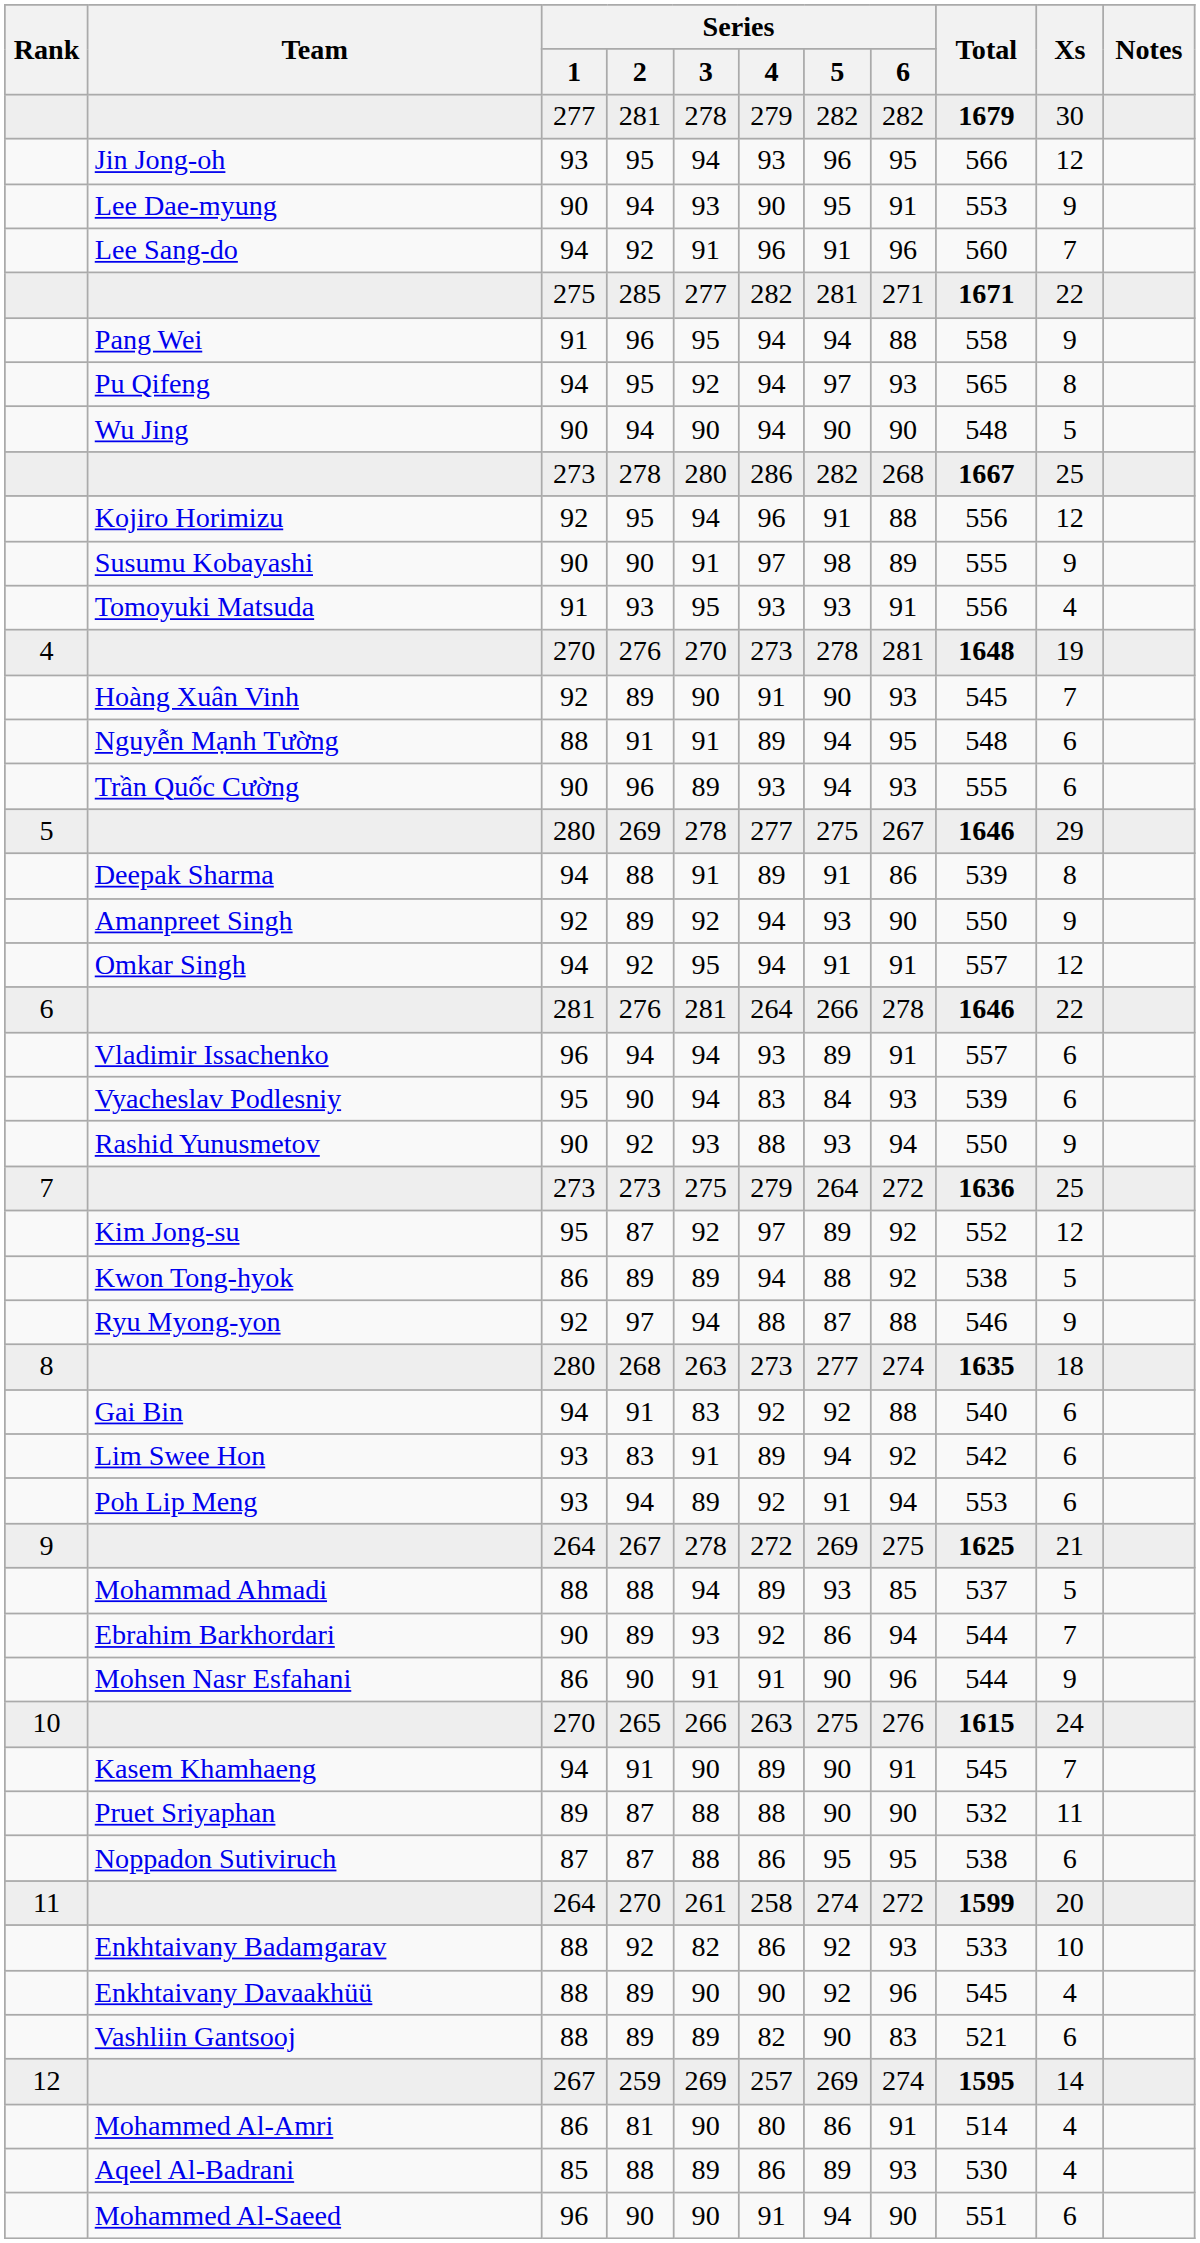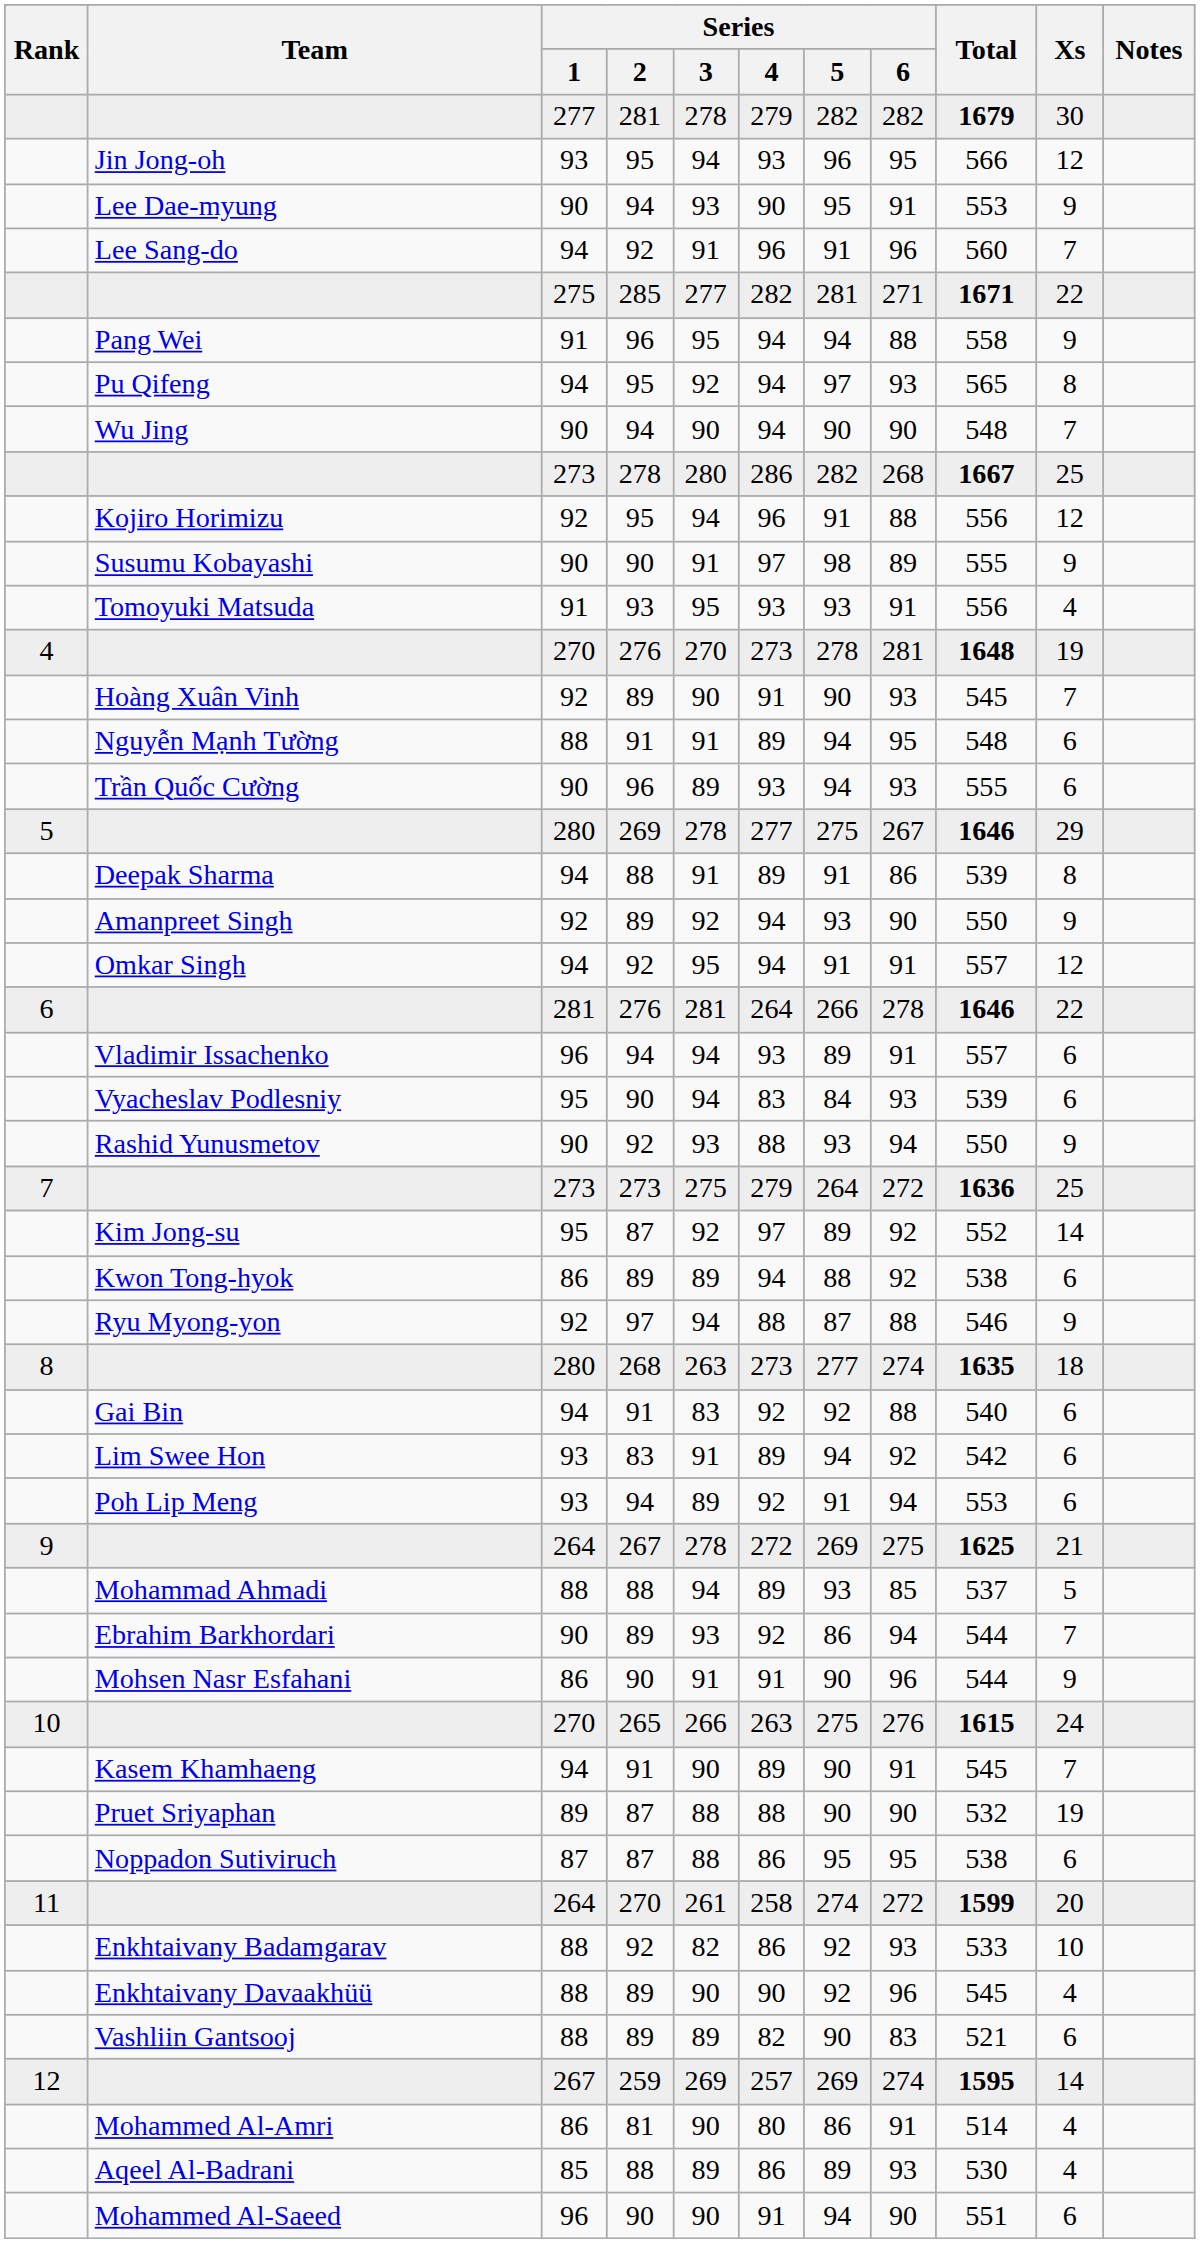(1070, 428) 5 -> (1070, 428) 7
(1070, 1232) 12 -> (1070, 1232) 14
(1070, 1277) 5 -> (1070, 1277) 6
(1070, 1813) 11 -> (1070, 1813) 19
